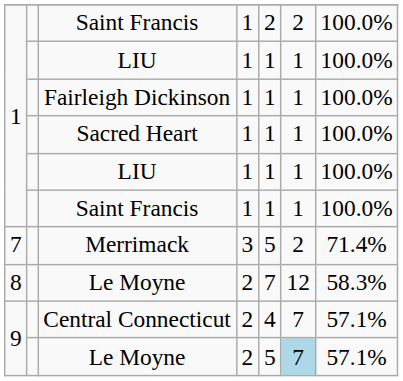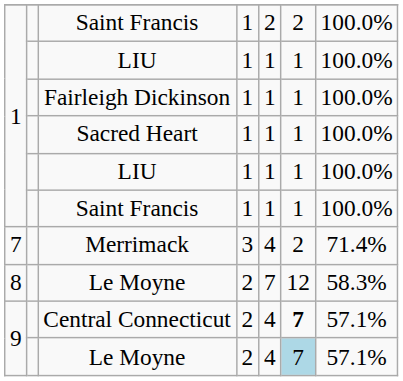(270, 245) 5 -> (270, 245) 4
(298, 319) normal -> (298, 319) bold
(270, 356) 5 -> (270, 356) 4
